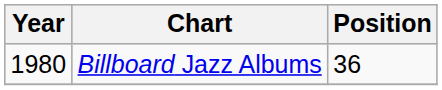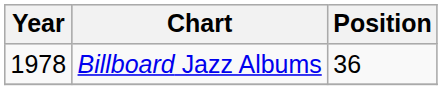(38, 63) 1980 -> (38, 63) 1978
